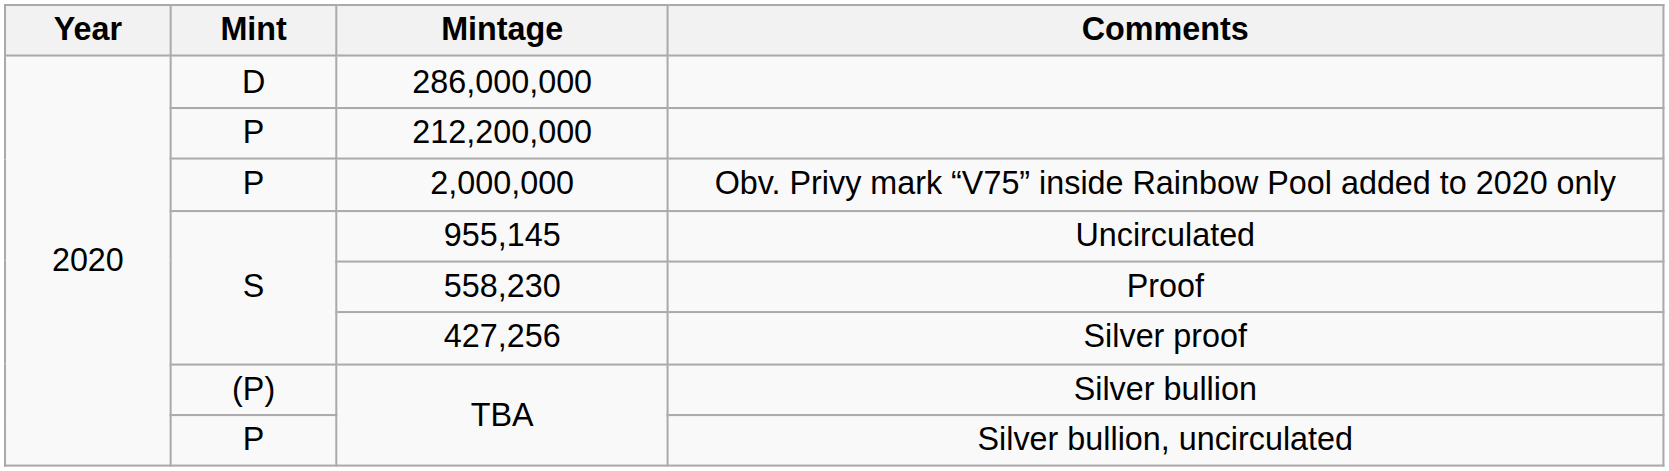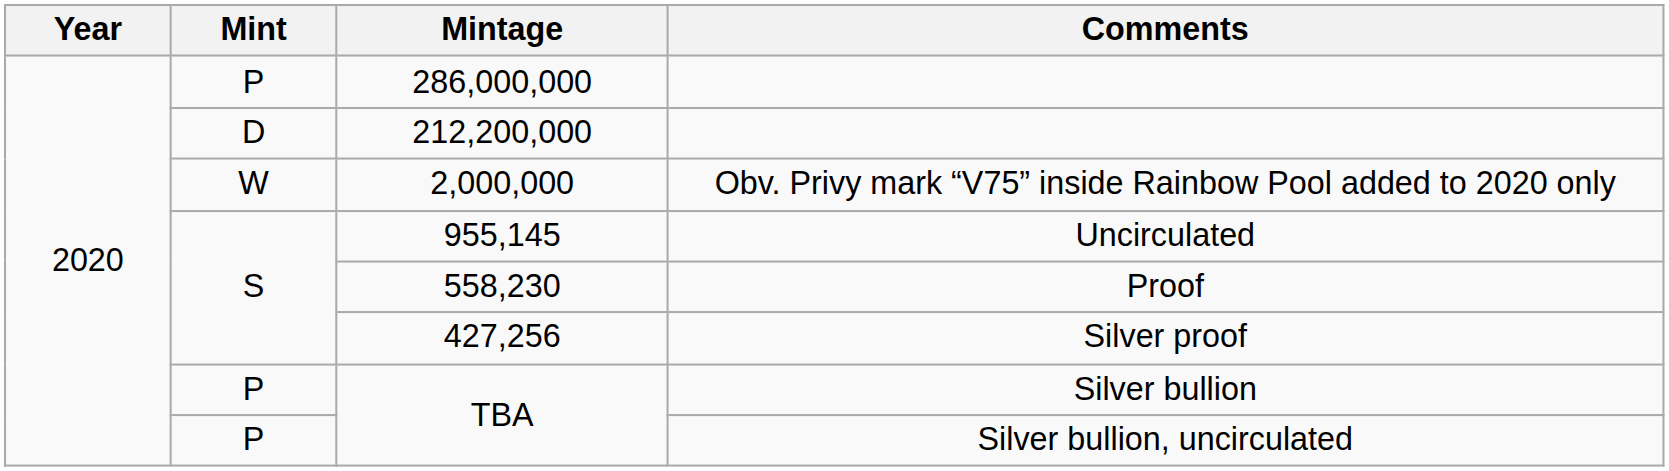(254, 81) D -> (254, 81) P
(254, 132) P -> (254, 132) D
(254, 183) P -> (254, 183) W
(254, 388) (P) -> (254, 388) P
